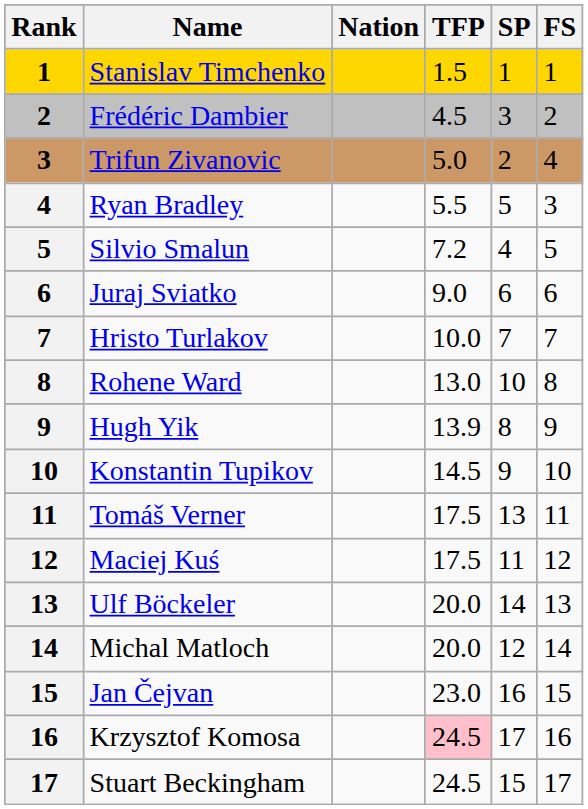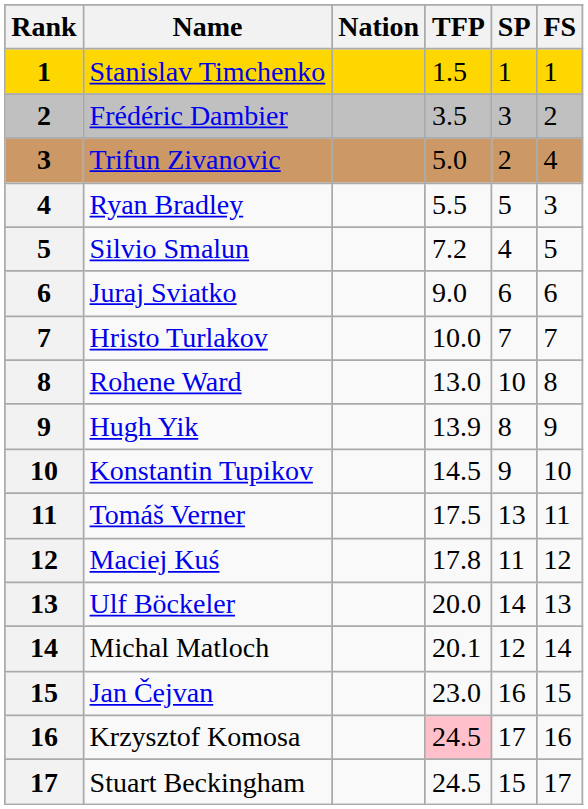(450, 115) 4.5 -> (450, 115) 3.5
(457, 559) 17.5 -> (457, 559) 17.8
(457, 648) 20.0 -> (457, 648) 20.1
